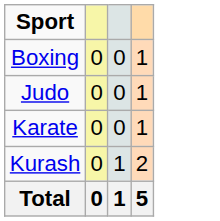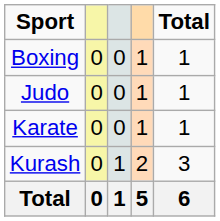+ column: (184, 22)
